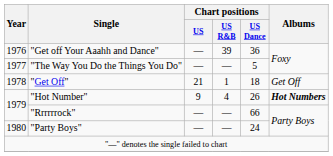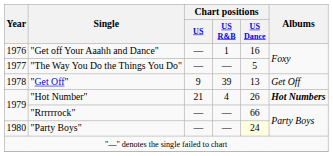(227, 51) 39 -> (227, 51) 1
(255, 51) 36 -> (255, 51) 16
(198, 82) 21 -> (198, 82) 9
(227, 82) 1 -> (227, 82) 39
(255, 82) 18 -> (255, 82) 13
(198, 97) 9 -> (198, 97) 21
(255, 128) no background -> (255, 128) lightyellow background
